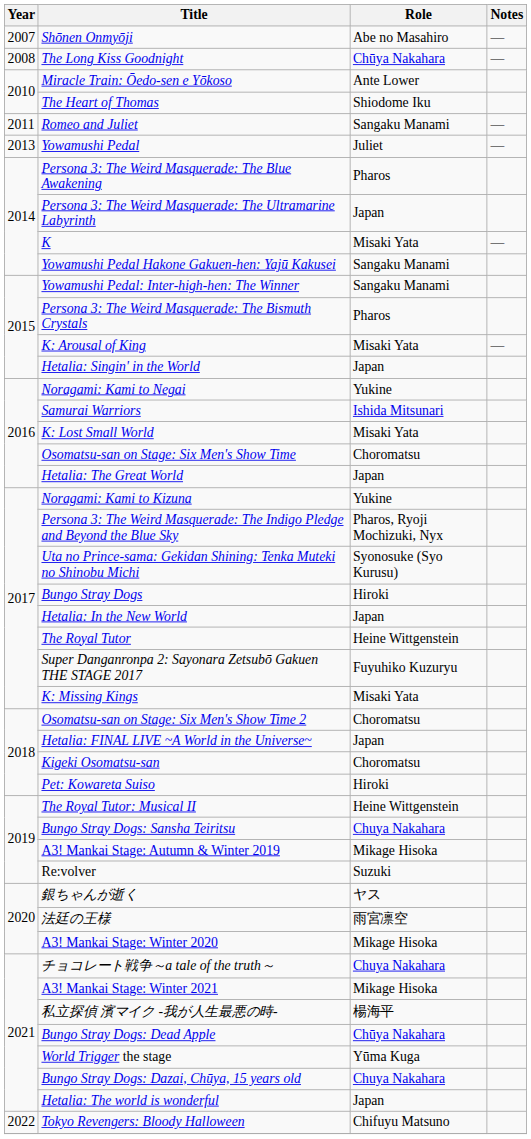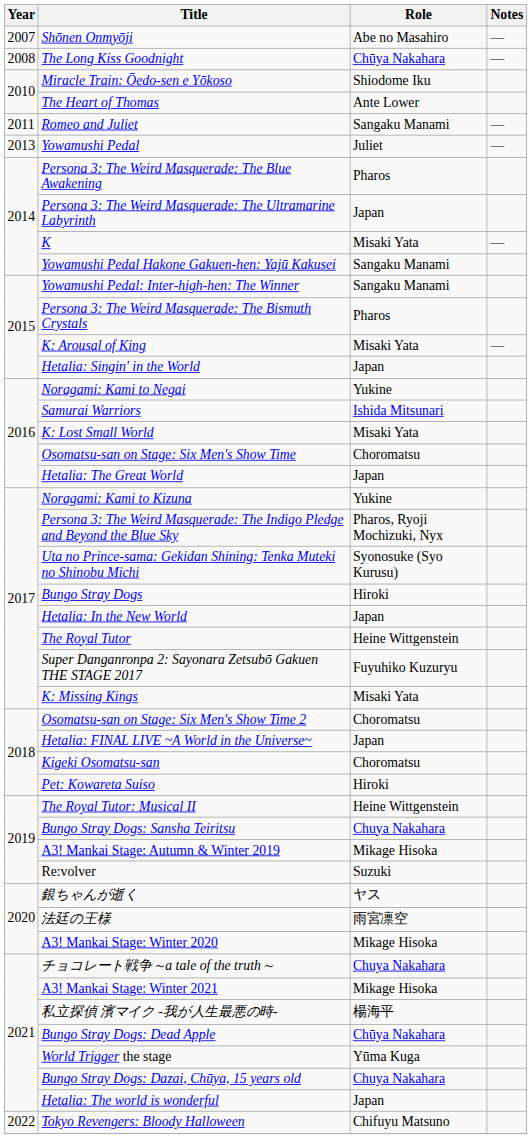(386, 80) Ante Lower -> (392, 80) Shiodome Iku
(392, 102) Shiodome Iku -> (386, 102) Ante Lower
